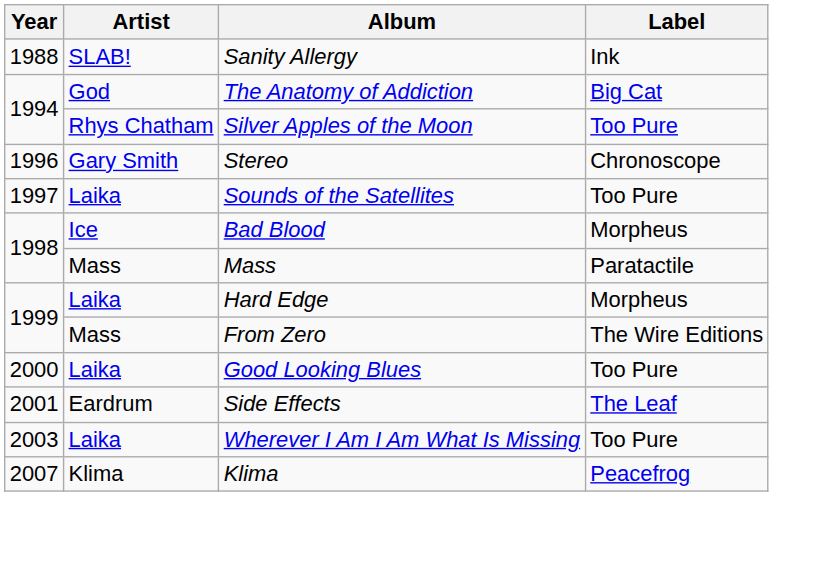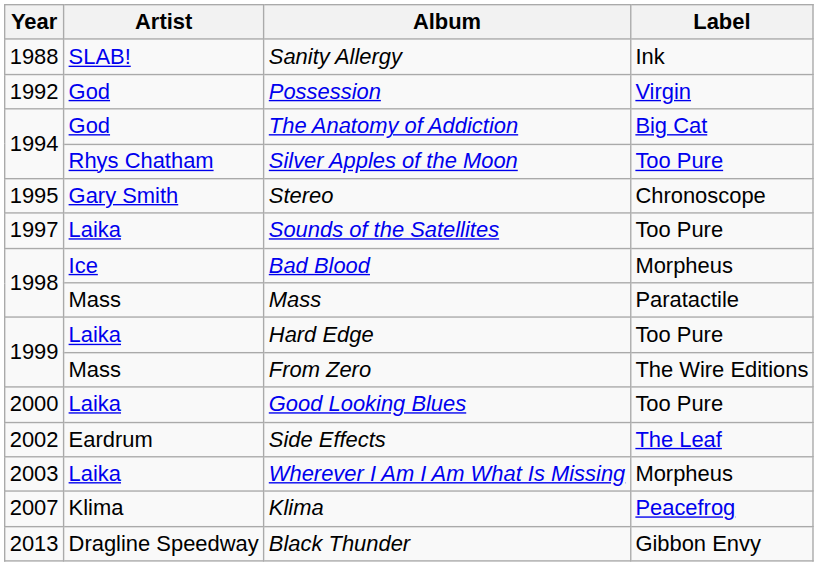+ row: (325, 91)
(34, 160) 1996 -> (34, 195) 1995
(639, 299) Morpheus -> (679, 334) Too Pure
(34, 404) 2001 -> (34, 439) 2002
(634, 439) Too Pure -> (684, 473) Morpheus
+ row: (339, 543)
